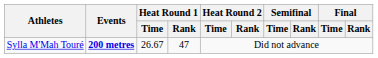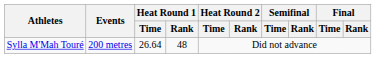(111, 45) bold -> (110, 45) normal
(152, 45) 26.67 -> (150, 45) 26.64
(184, 45) 47 -> (182, 45) 48
